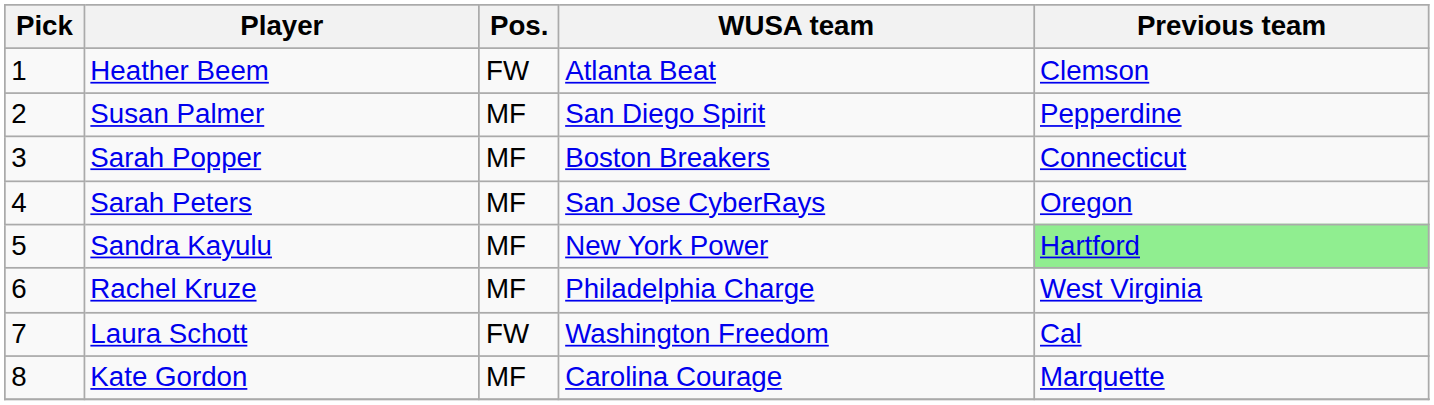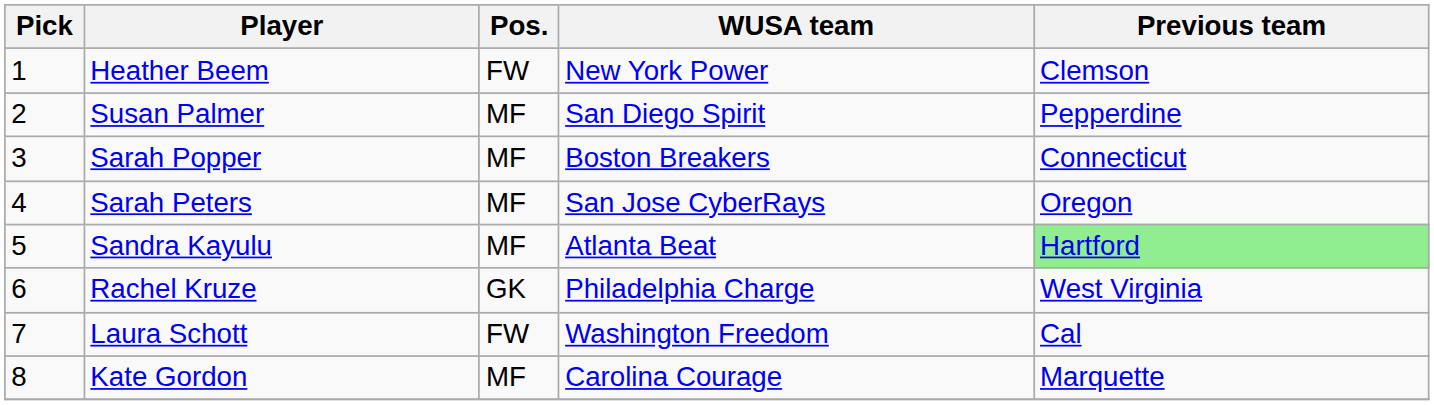(641, 70) Atlanta Beat -> (667, 70) New York Power
(667, 245) New York Power -> (641, 245) Atlanta Beat
(506, 289) MF -> (506, 289) GK
